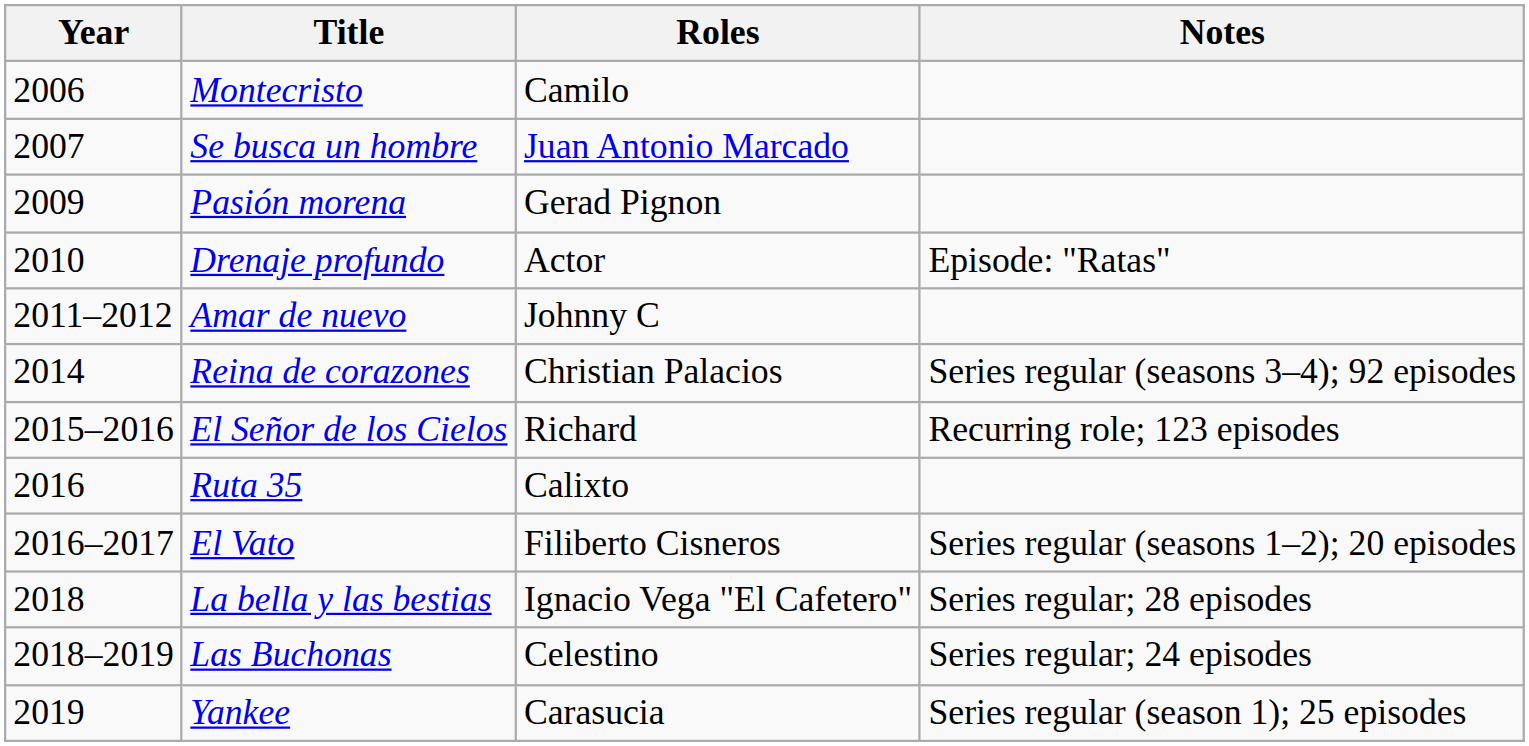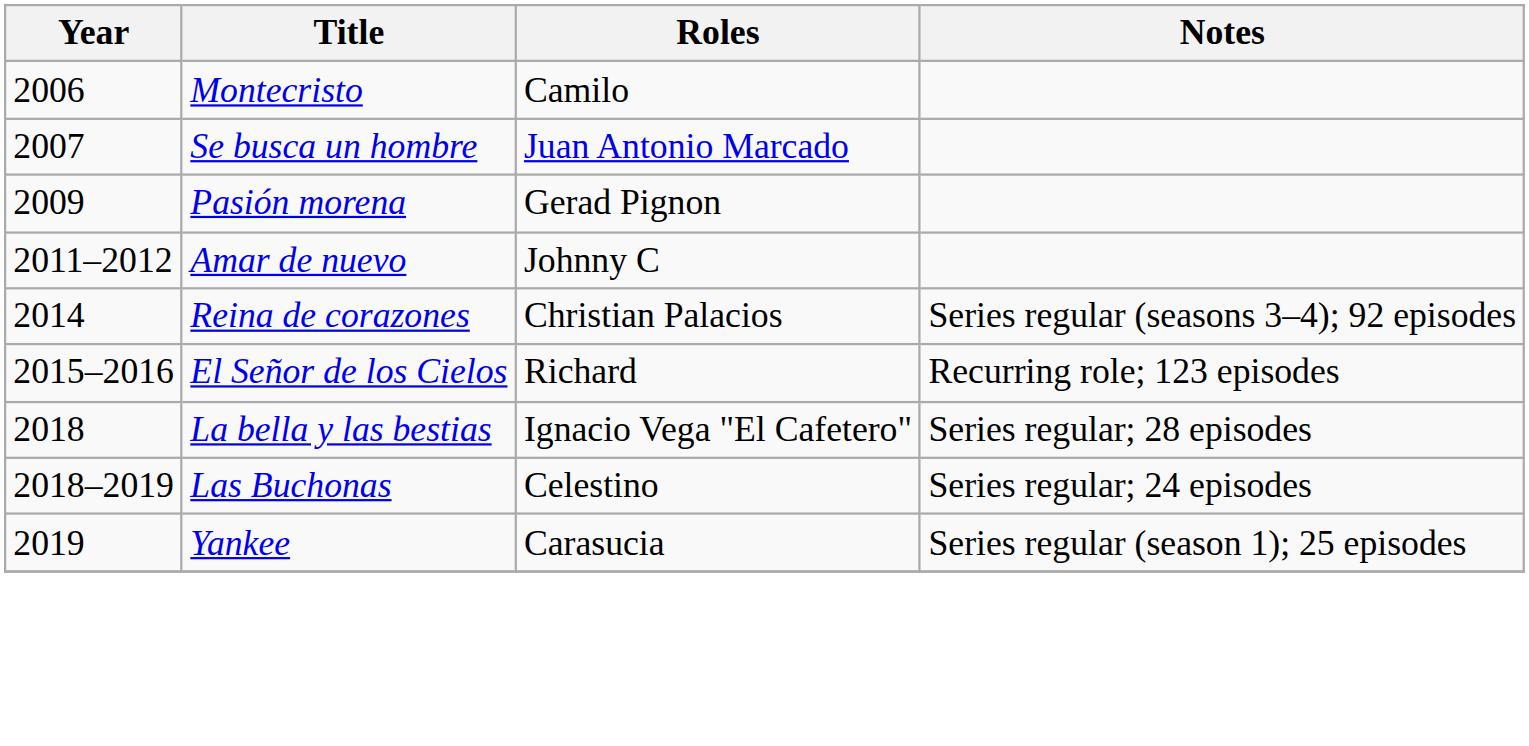- row: (317, 259)
- row: (246, 485)
- row: (242, 542)
